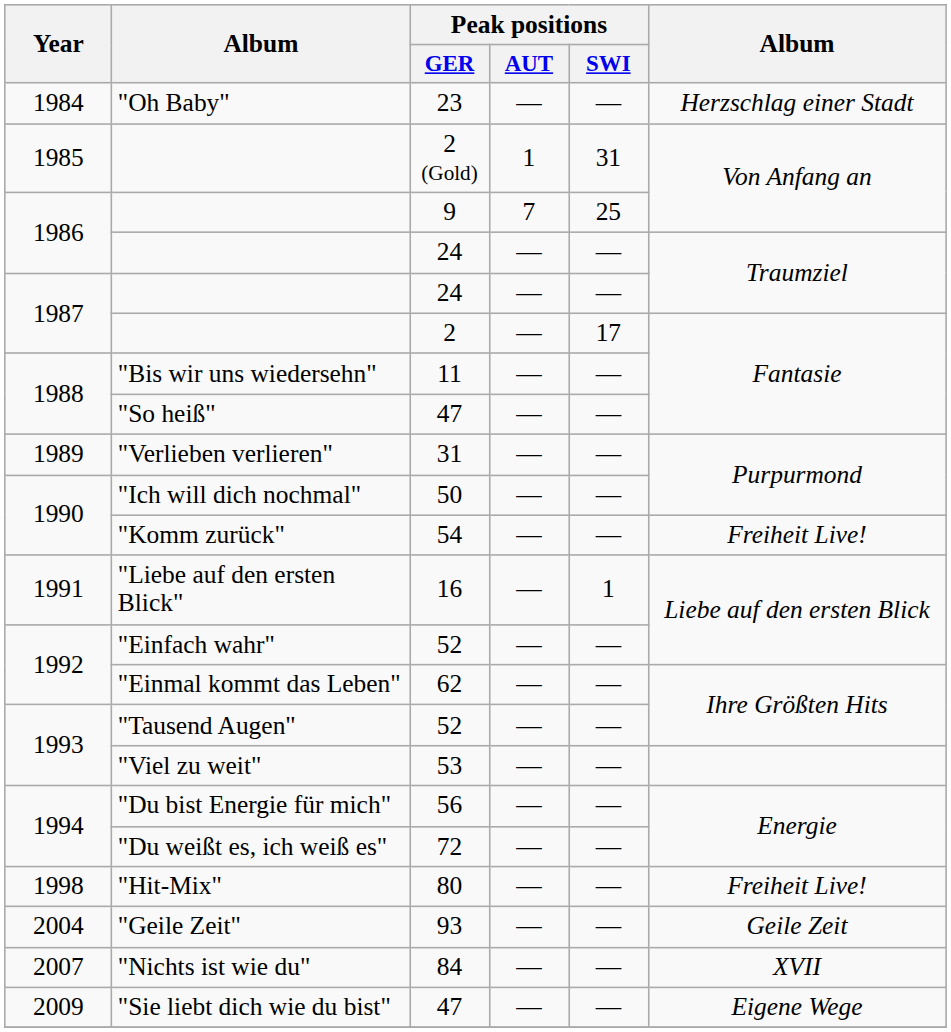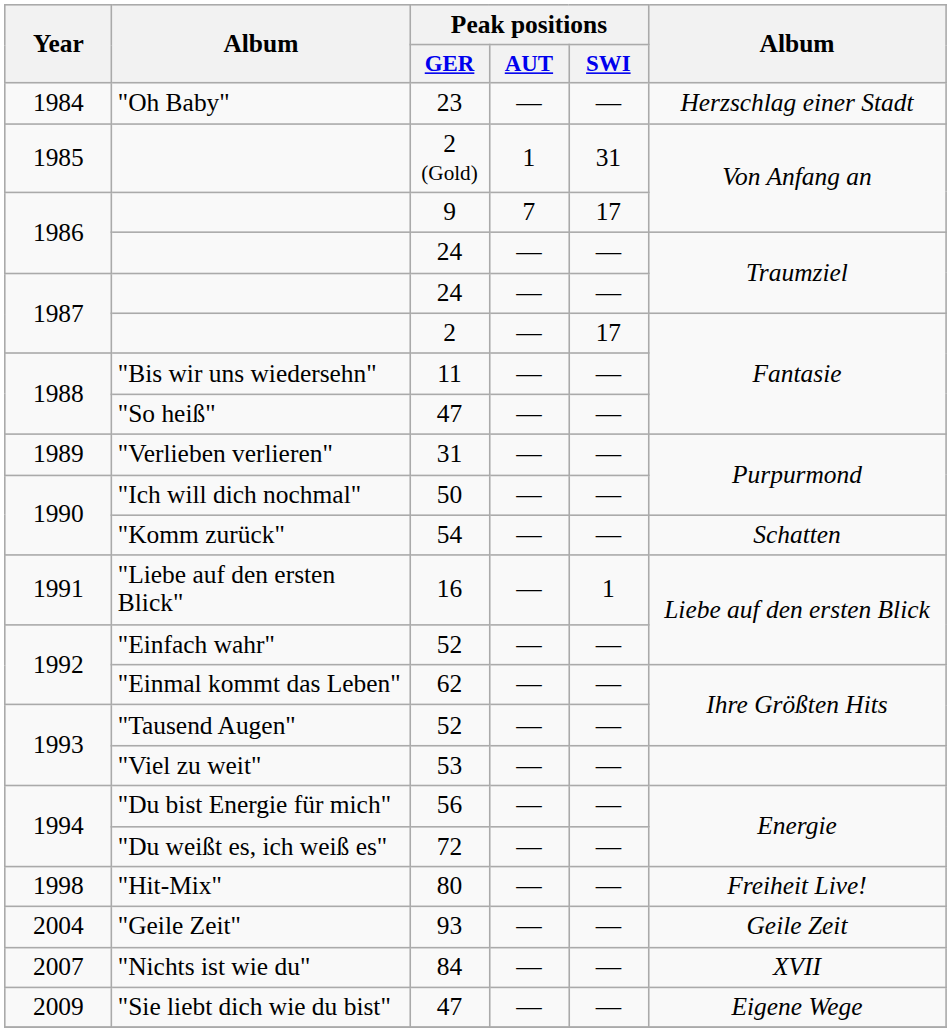(608, 212) 25 -> (608, 212) 17
(797, 534) Freiheit Live! -> (797, 534) Schatten
